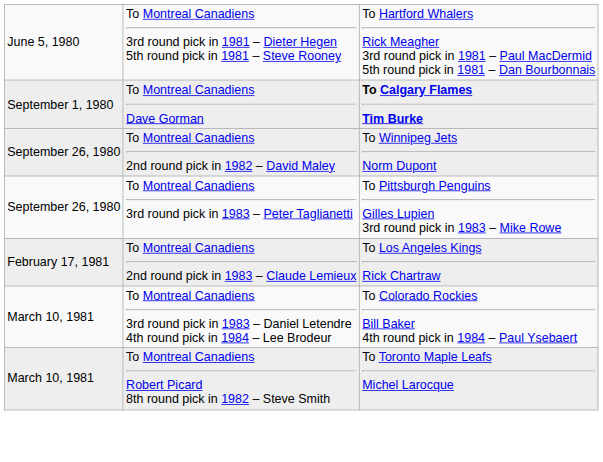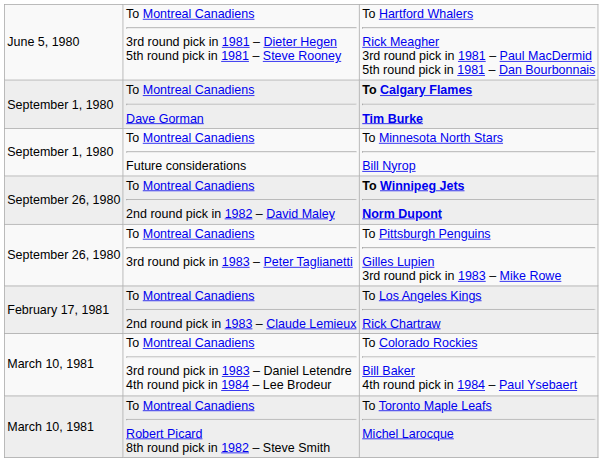+ row: (241, 152)
(479, 152) normal -> (479, 200) bold
